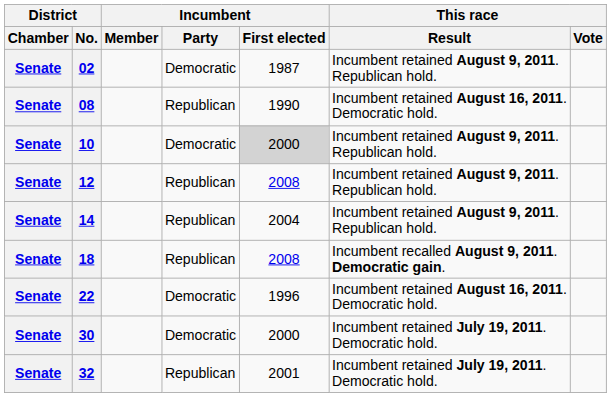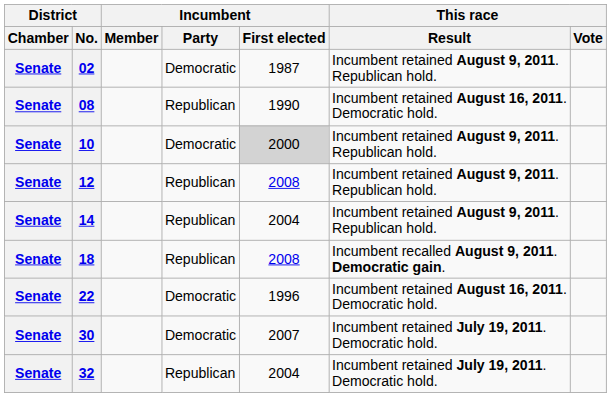(284, 335) 2000 -> (284, 335) 2007
(284, 373) 2001 -> (284, 373) 2004
